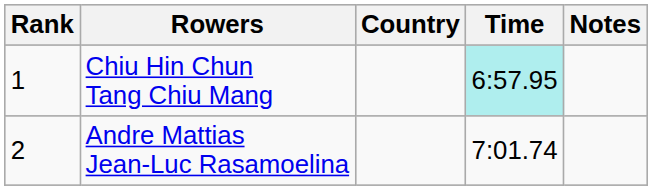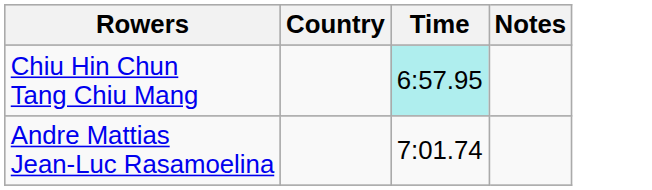- column: (42, 24)
